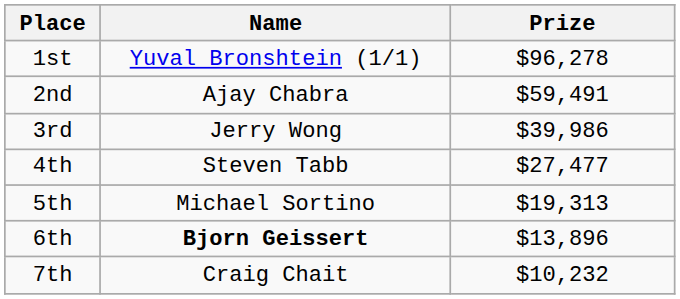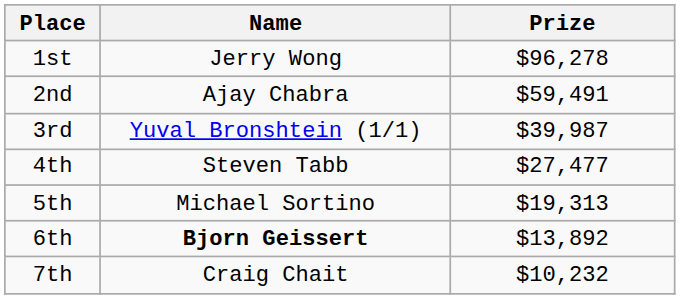(276, 59) Yuval Bronshtein (1/1) -> (276, 59) Jerry Wong
(276, 131) Jerry Wong -> (276, 131) Yuval Bronshtein (1/1)
(562, 131) $39,986 -> (562, 131) $39,987
(562, 239) $13,896 -> (562, 239) $13,892
